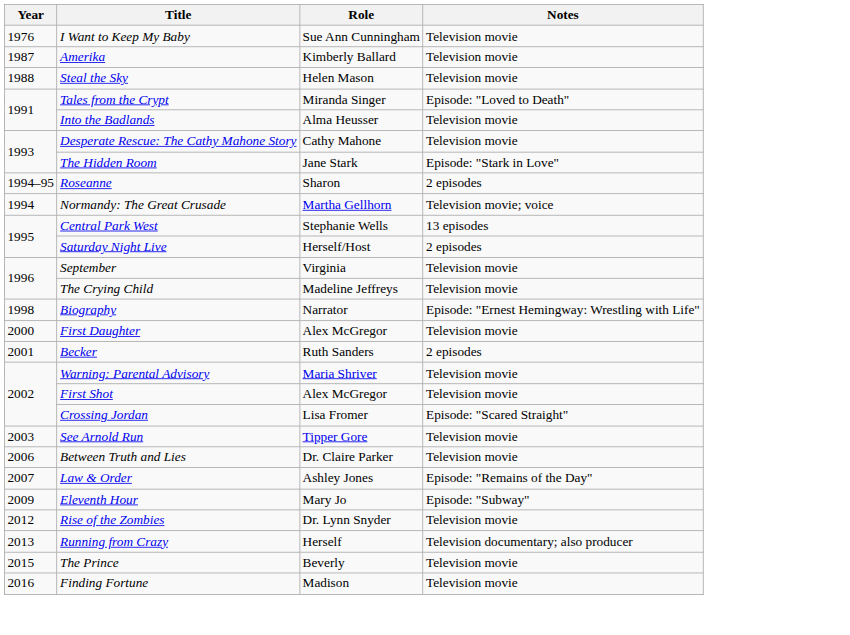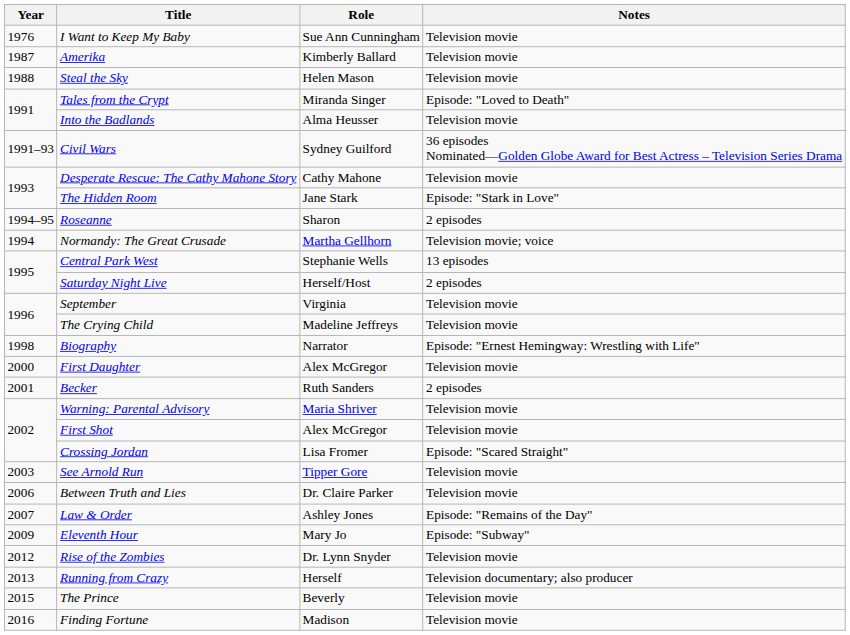+ row: (88, 148)
